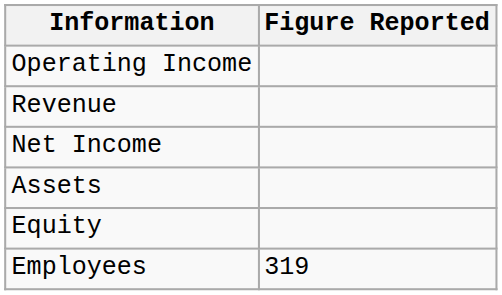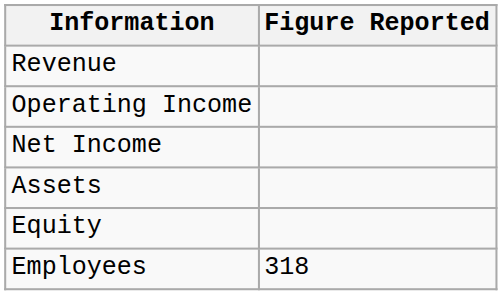rows swapped: (64, 106) <-> (132, 66)
(287, 268) 319 -> (287, 268) 318
